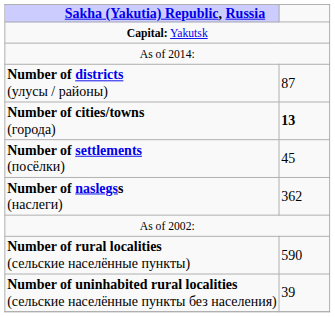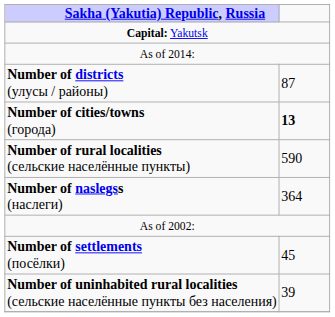rows swapped: (75, 158) <-> (99, 255)
(292, 196) 362 -> (292, 196) 364
